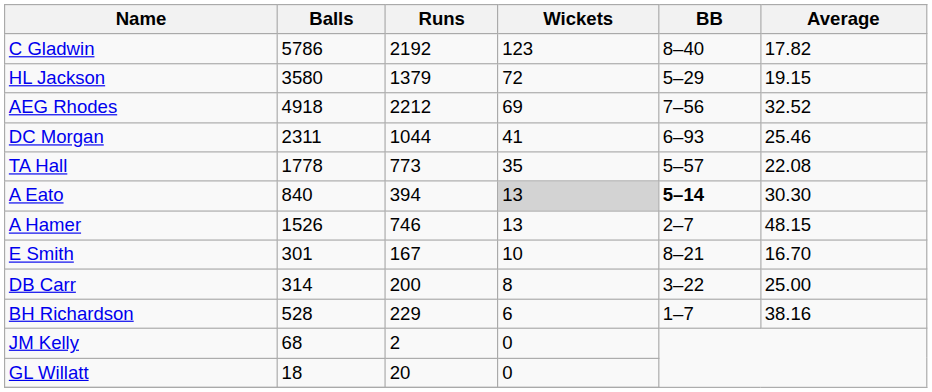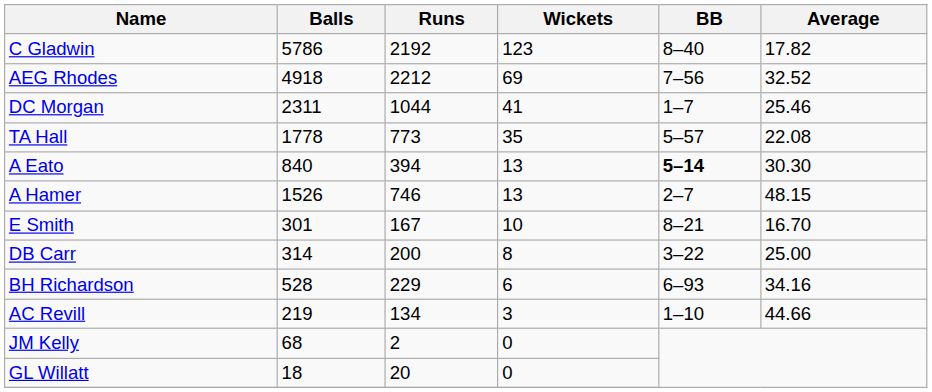- row: (57, 78)
(683, 136) 6–93 -> (678, 107) 1–7
(512, 195) lightgrey background -> (512, 166) no background
(678, 313) 1–7 -> (683, 284) 6–93
(788, 313) 38.16 -> (788, 284) 34.16
+ row: (47, 313)
